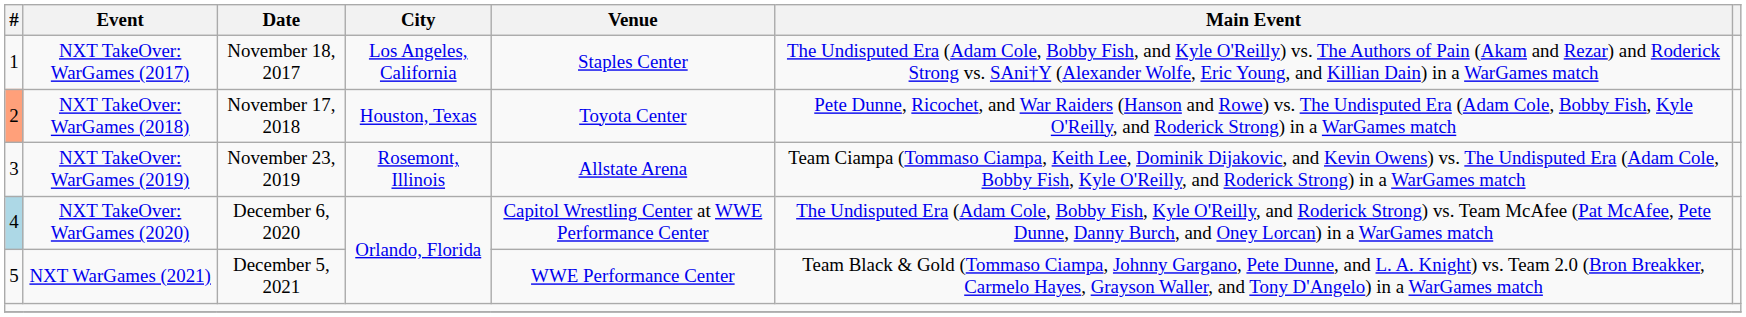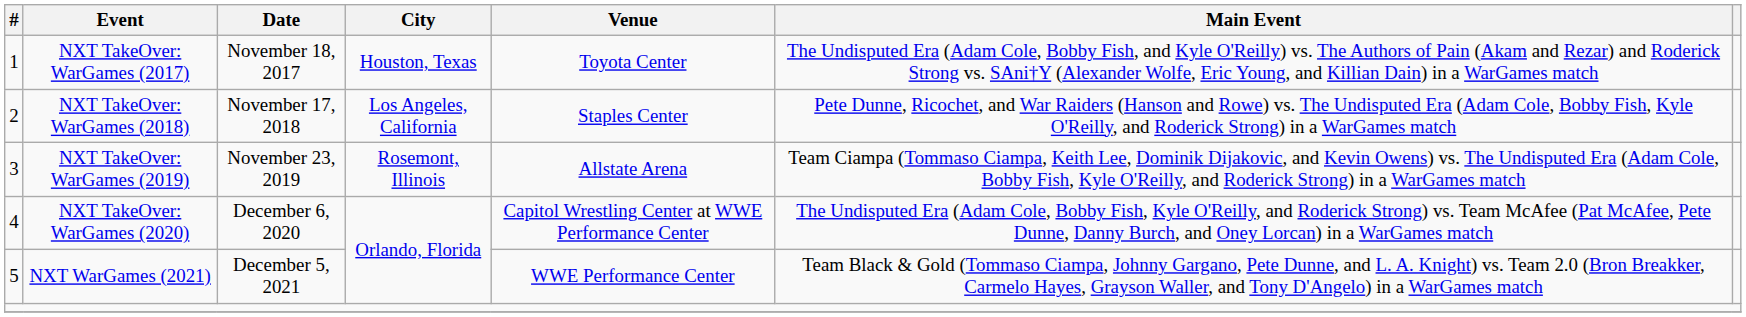(418, 61) Los Angeles, California -> (418, 61) Houston, Texas
(633, 61) Staples Center -> (633, 61) Toyota Center
(14, 115) lightsalmon background -> (14, 115) no background
(418, 115) Houston, Texas -> (418, 115) Los Angeles, California
(633, 115) Toyota Center -> (633, 115) Staples Center
(14, 222) lightblue background -> (14, 222) no background
